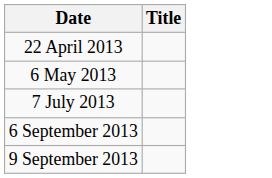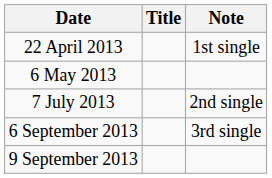+ column: (226, 18)
